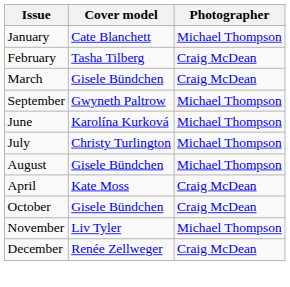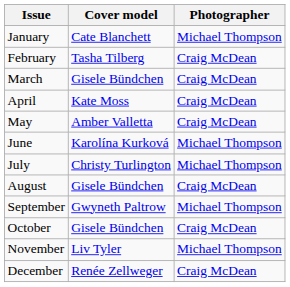rows swapped: (22, 185) <-> (36, 100)
+ row: (20, 121)
(229, 164) Michael Thompson -> (217, 185) Craig McDean
